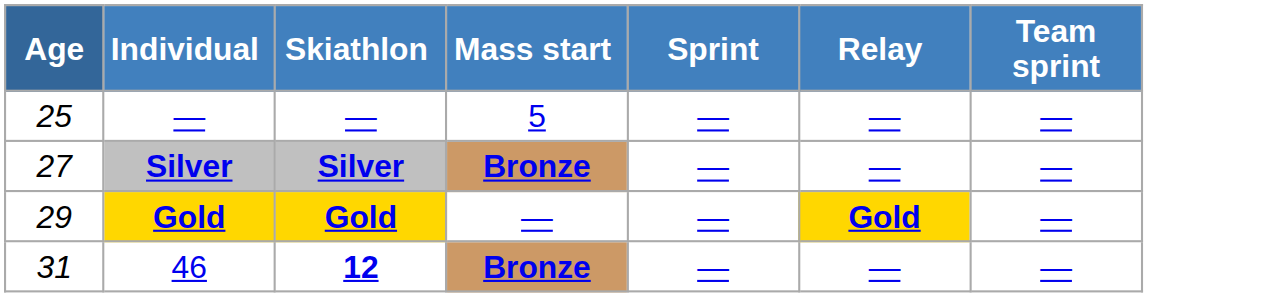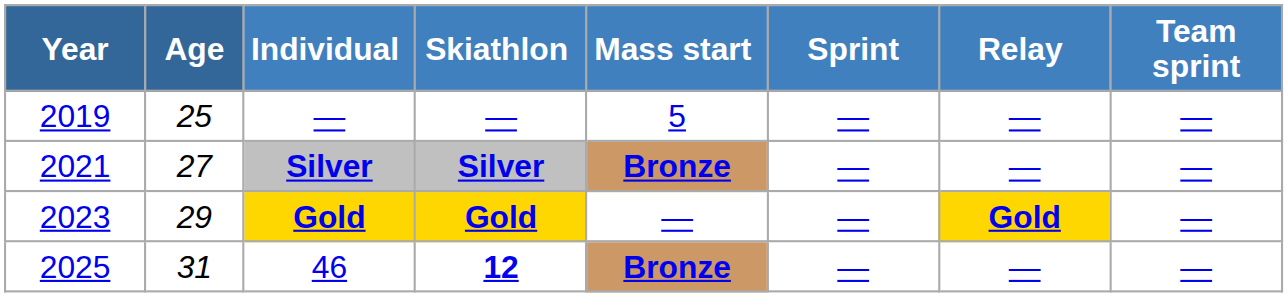+ column: (75, 48)
